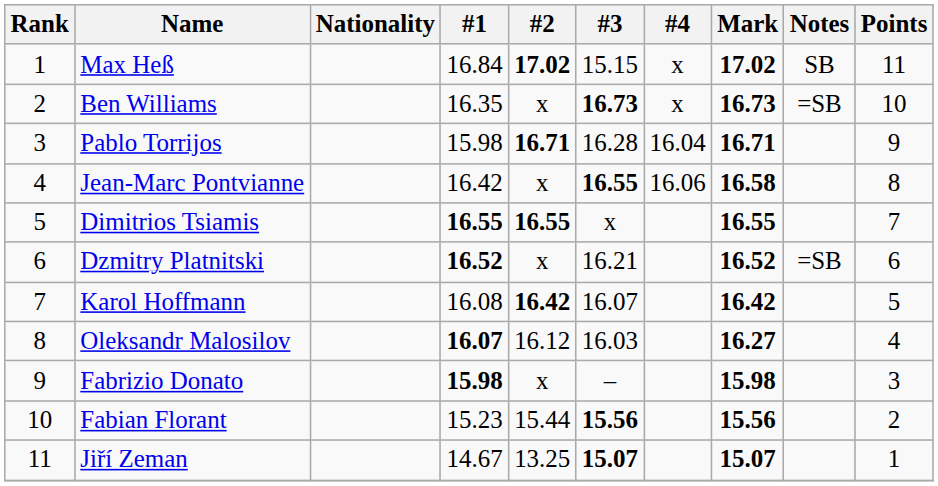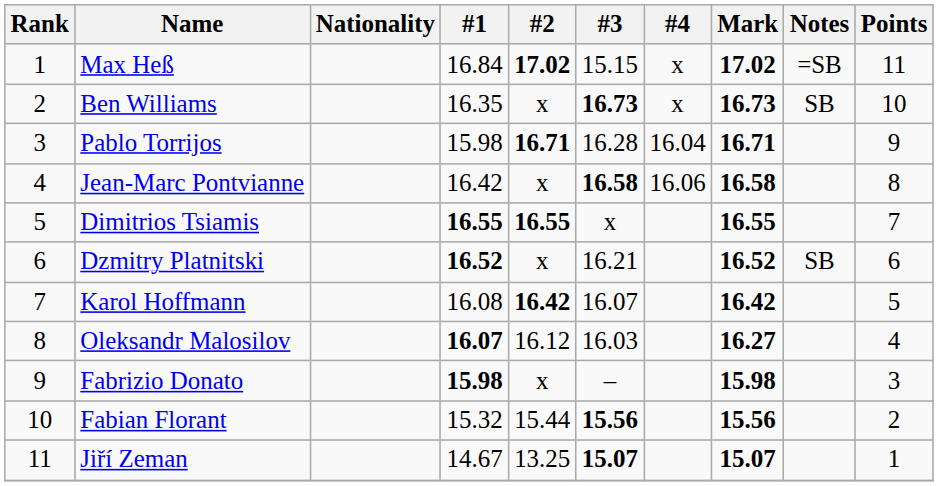(819, 63) SB -> (819, 63) =SB
(819, 103) =SB -> (819, 103) SB
(610, 182) 16.55 -> (610, 182) 16.58
(819, 261) =SB -> (819, 261) SB
(475, 420) 15.23 -> (475, 420) 15.32
